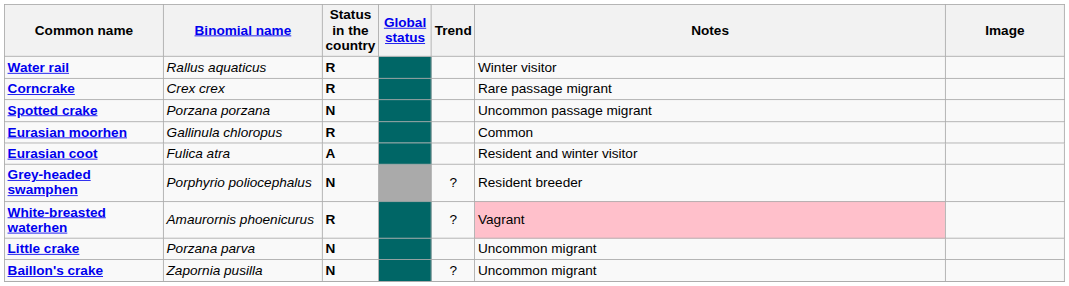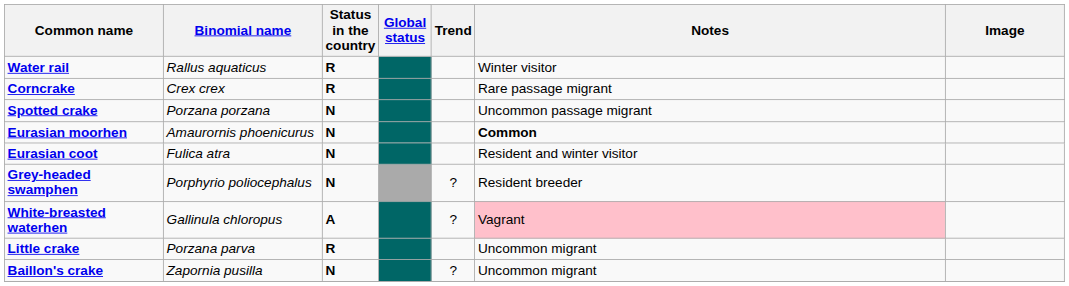(224, 132) Gallinula chloropus -> (240, 132) Amaurornis phoenicurus
(330, 132) R -> (330, 132) N
(506, 132) normal -> (507, 132) bold
(330, 153) A -> (330, 153) N
(240, 219) Amaurornis phoenicurus -> (224, 219) Gallinula chloropus
(330, 219) R -> (330, 219) A
(330, 249) N -> (330, 249) R
